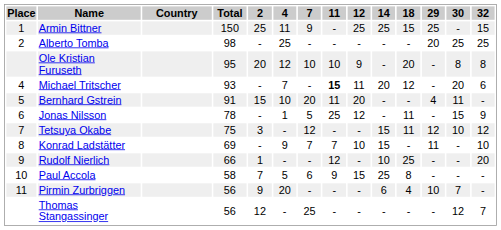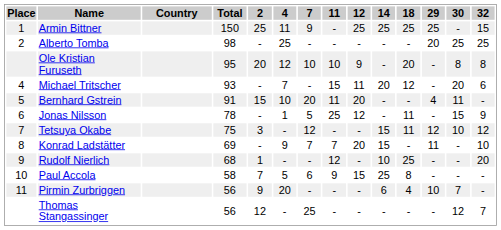(409, 28) 15 -> (409, 28) 25
(334, 85) bold -> (334, 85) normal
(359, 145) 10 -> (359, 145) 20
(230, 160) 66 -> (230, 160) 68
